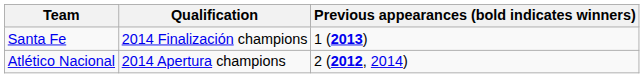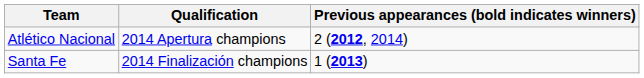rows swapped: (61, 61) <-> (37, 38)
